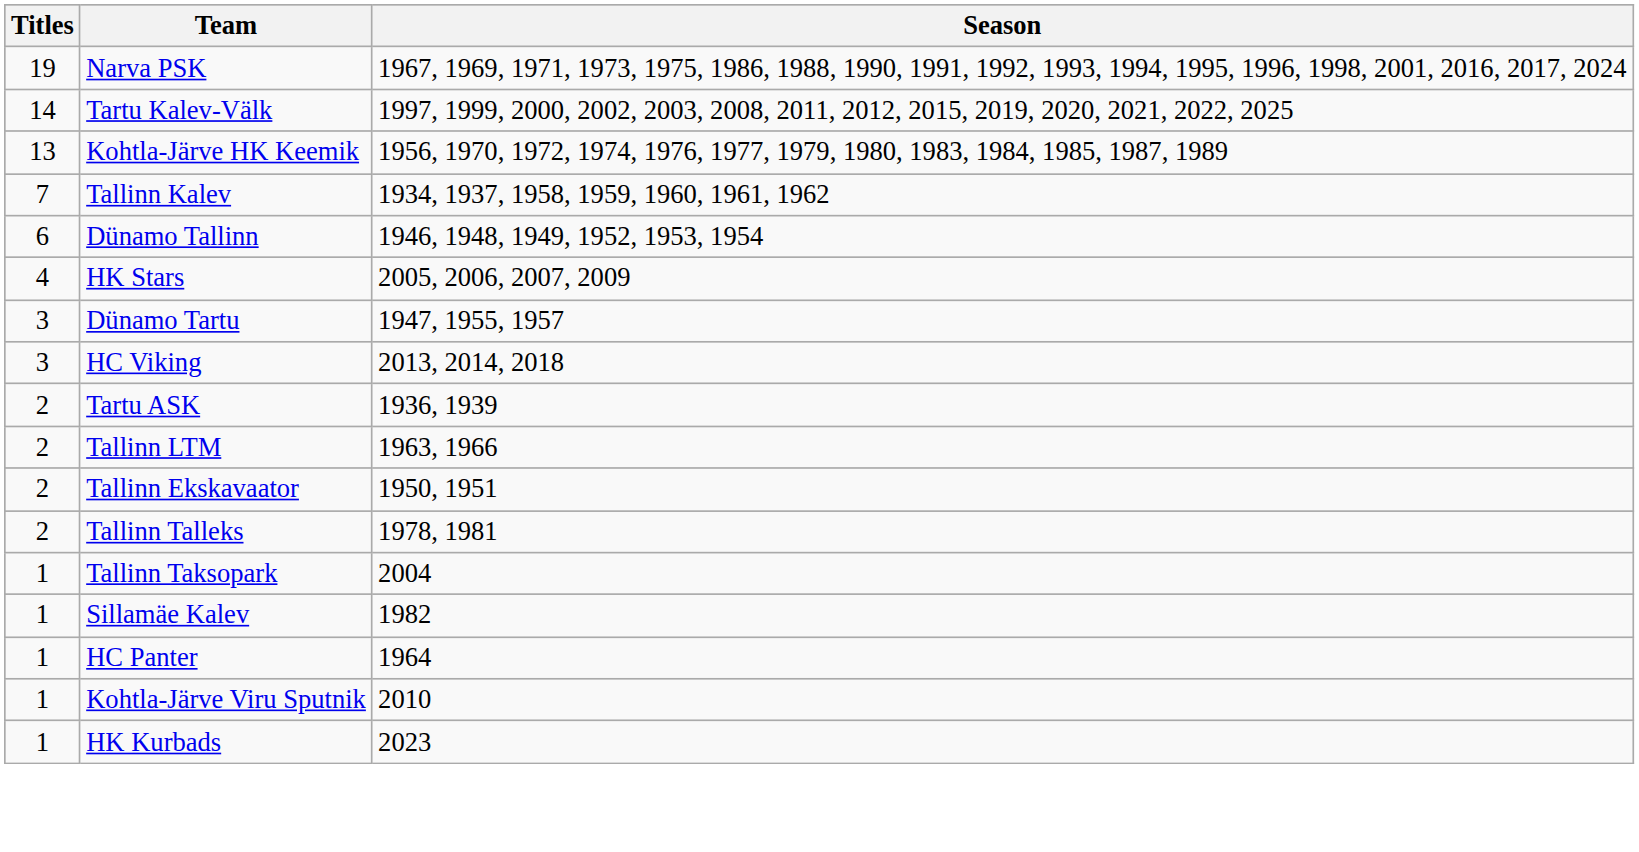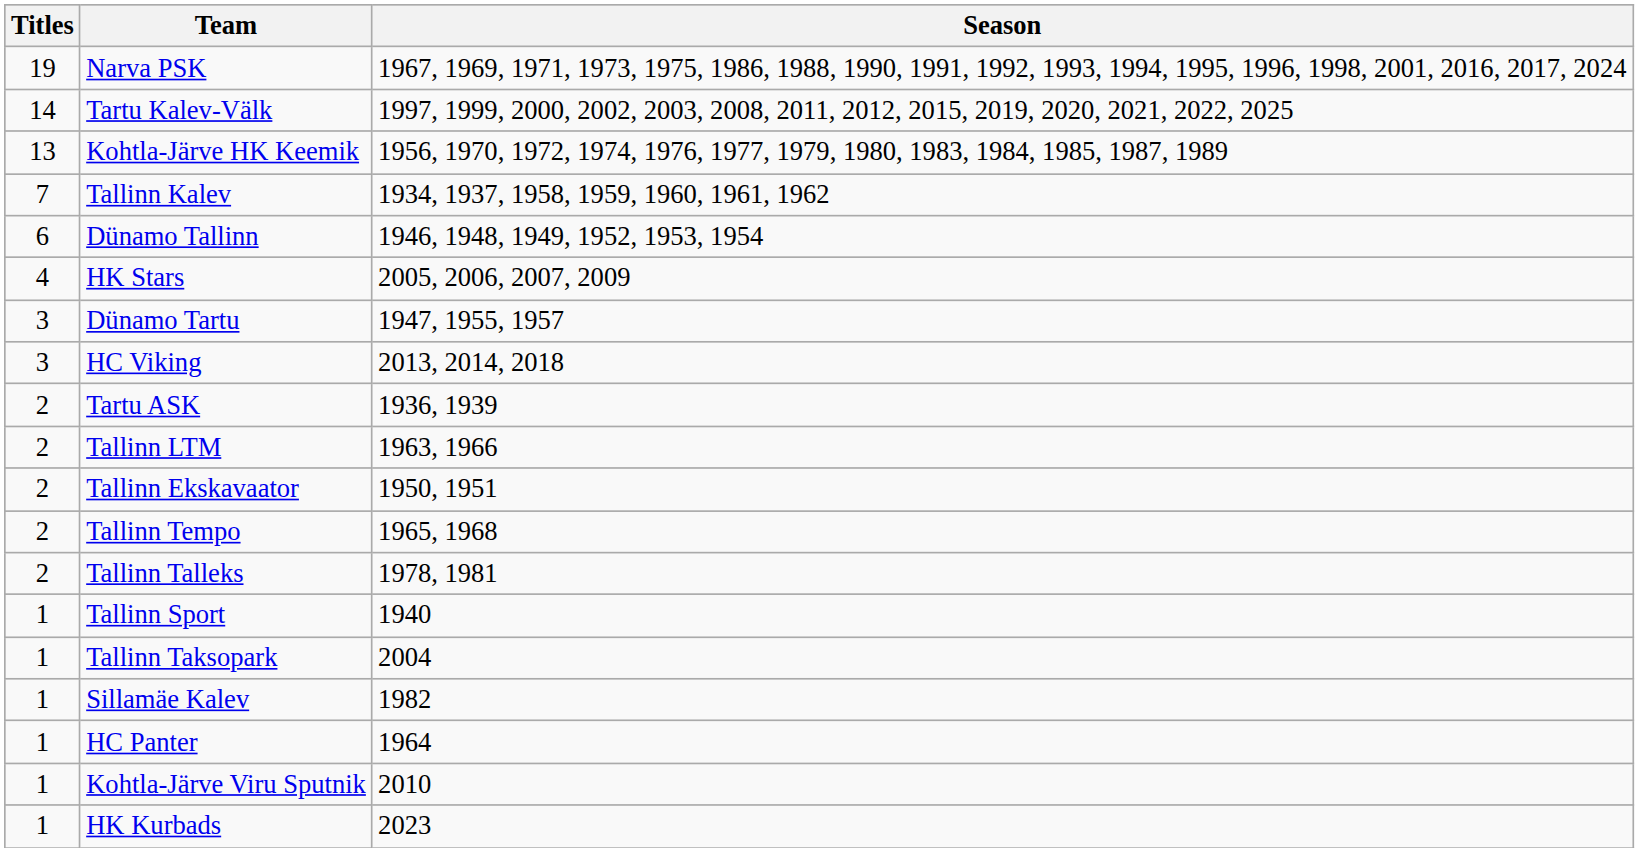+ row: (163, 531)
+ row: (156, 615)
